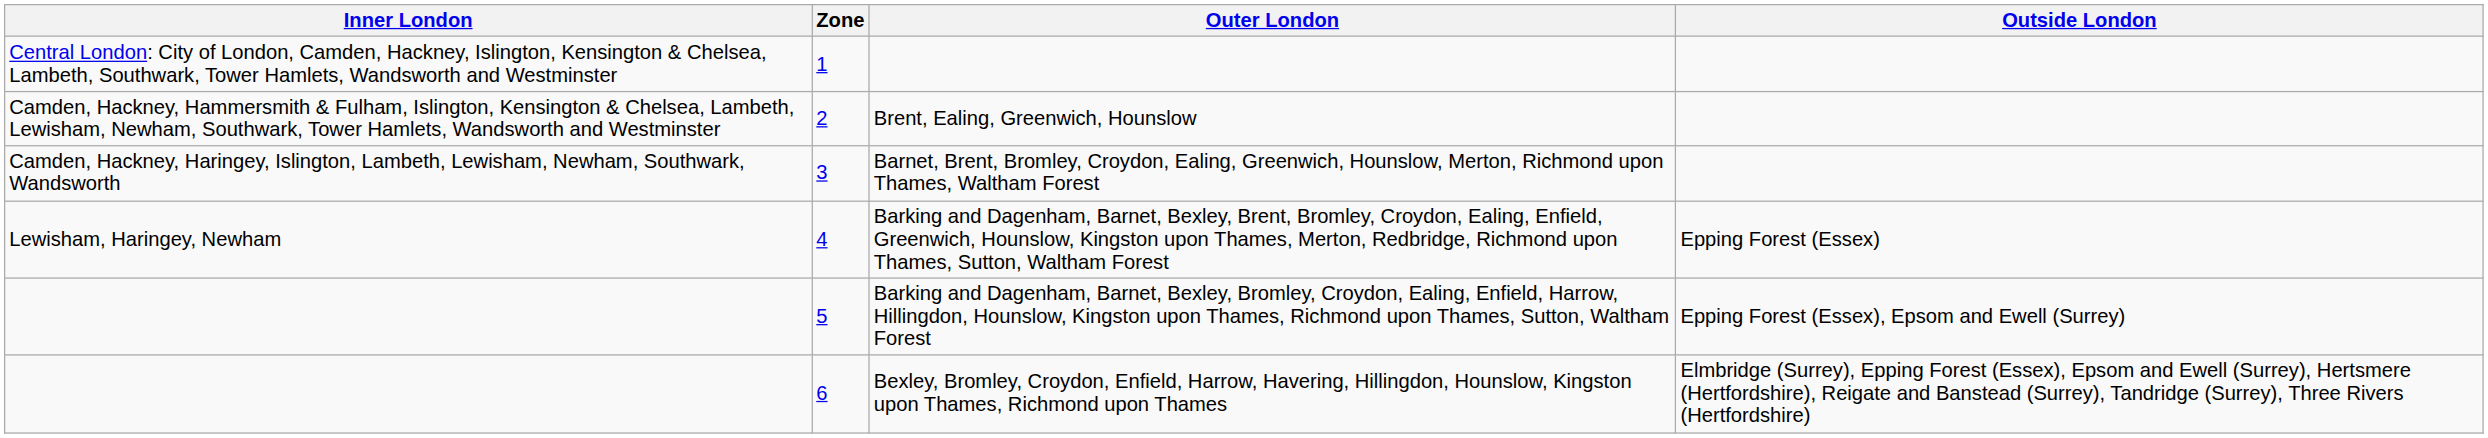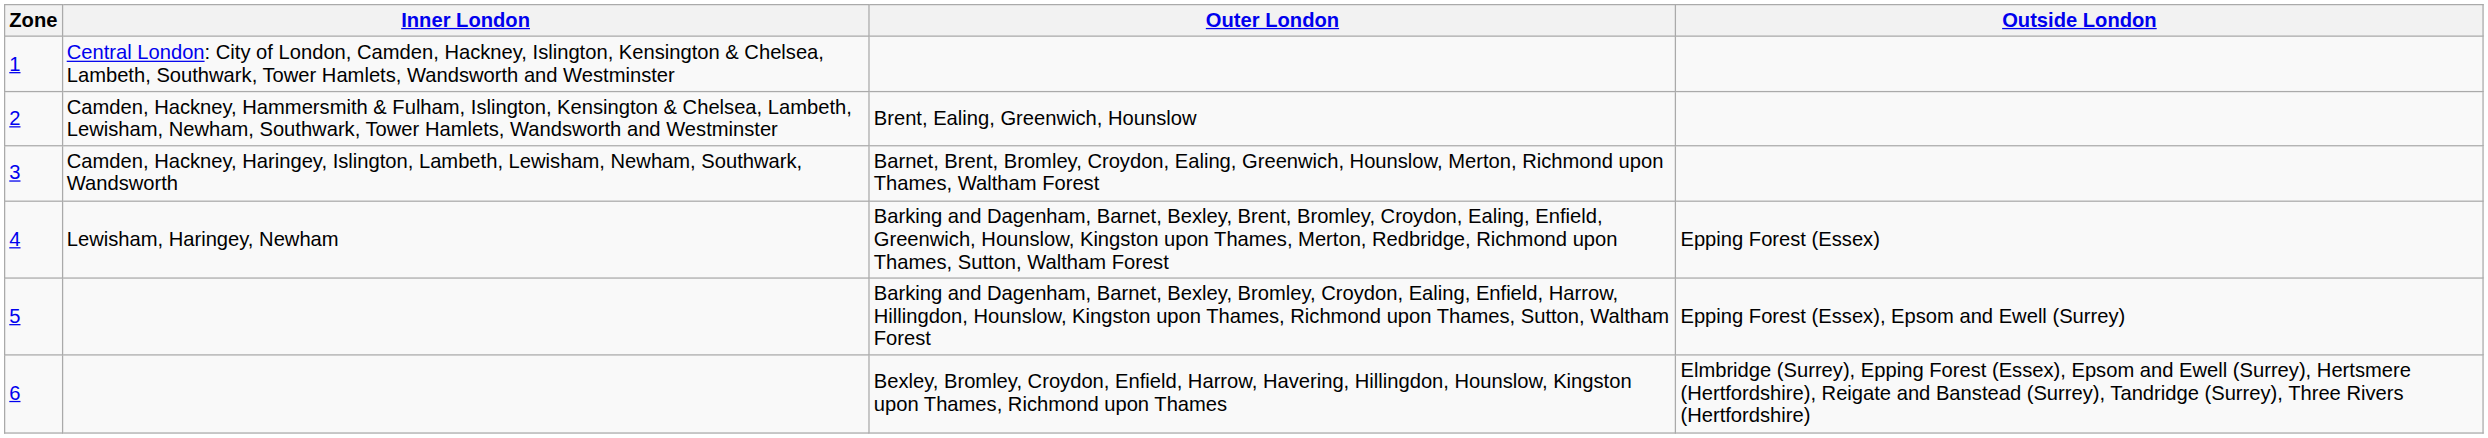columns swapped: (840, 20) <-> (408, 20)
